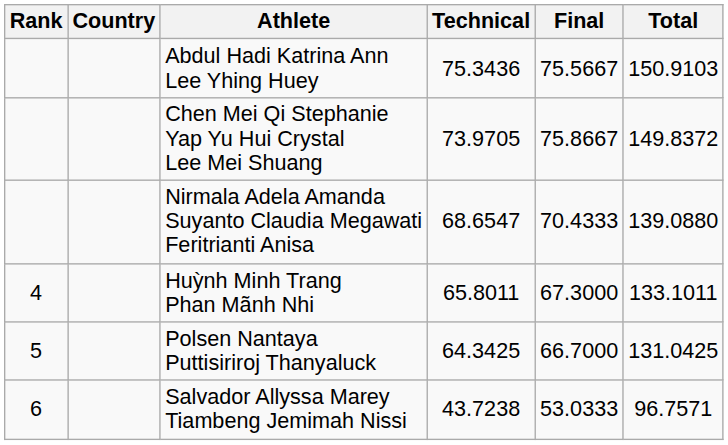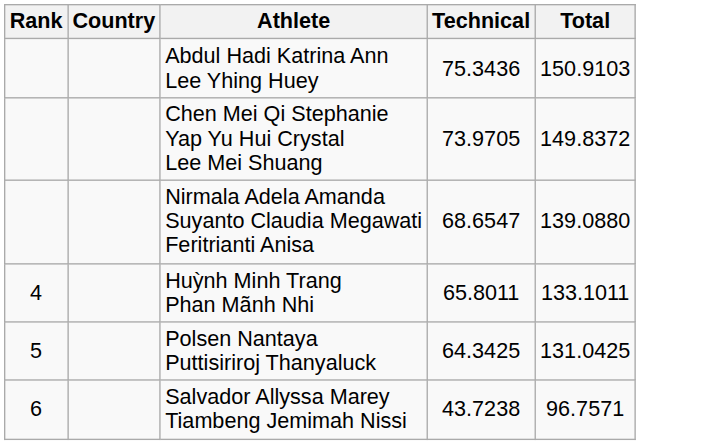- column: (579, 21)
